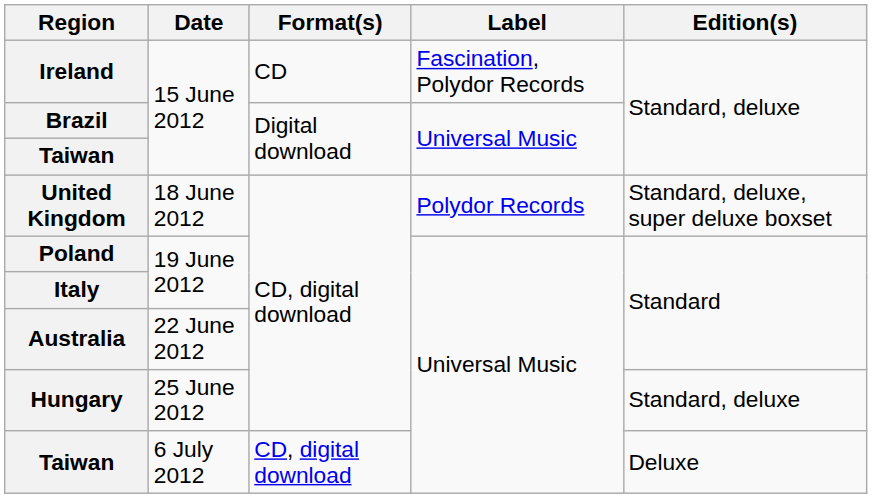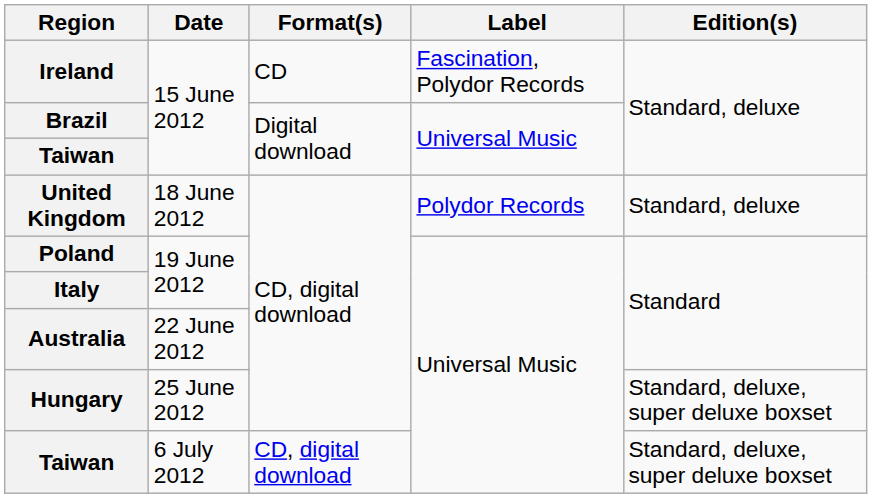(730, 204) Standard, deluxe, super deluxe boxset -> (714, 204) Standard, deluxe
(714, 400) Standard, deluxe -> (730, 400) Standard, deluxe, super deluxe boxset
(664, 461) Deluxe -> (730, 461) Standard, deluxe, super deluxe boxset
